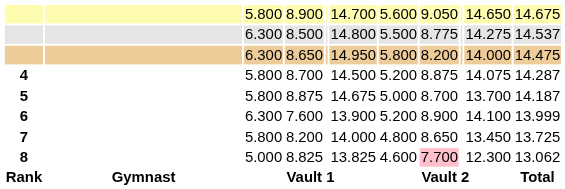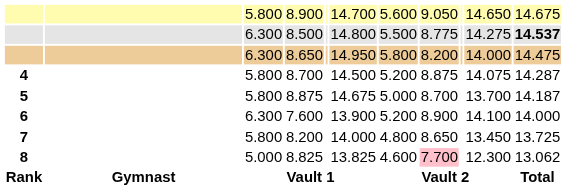(537, 34) normal -> (537, 34) bold
(537, 116) 13.999 -> (537, 116) 14.000
